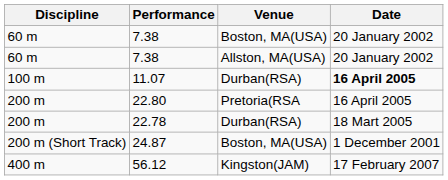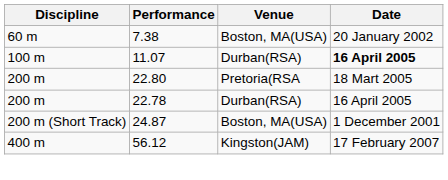- row: (146, 57)
(372, 100) 16 April 2005 -> (373, 79) 18 Mart 2005
(373, 121) 18 Mart 2005 -> (372, 100) 16 April 2005
